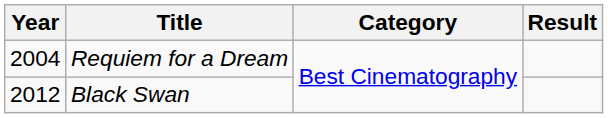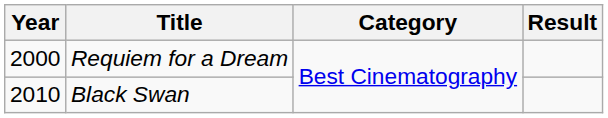(35, 58) 2004 -> (35, 58) 2000
(35, 94) 2012 -> (35, 94) 2010
